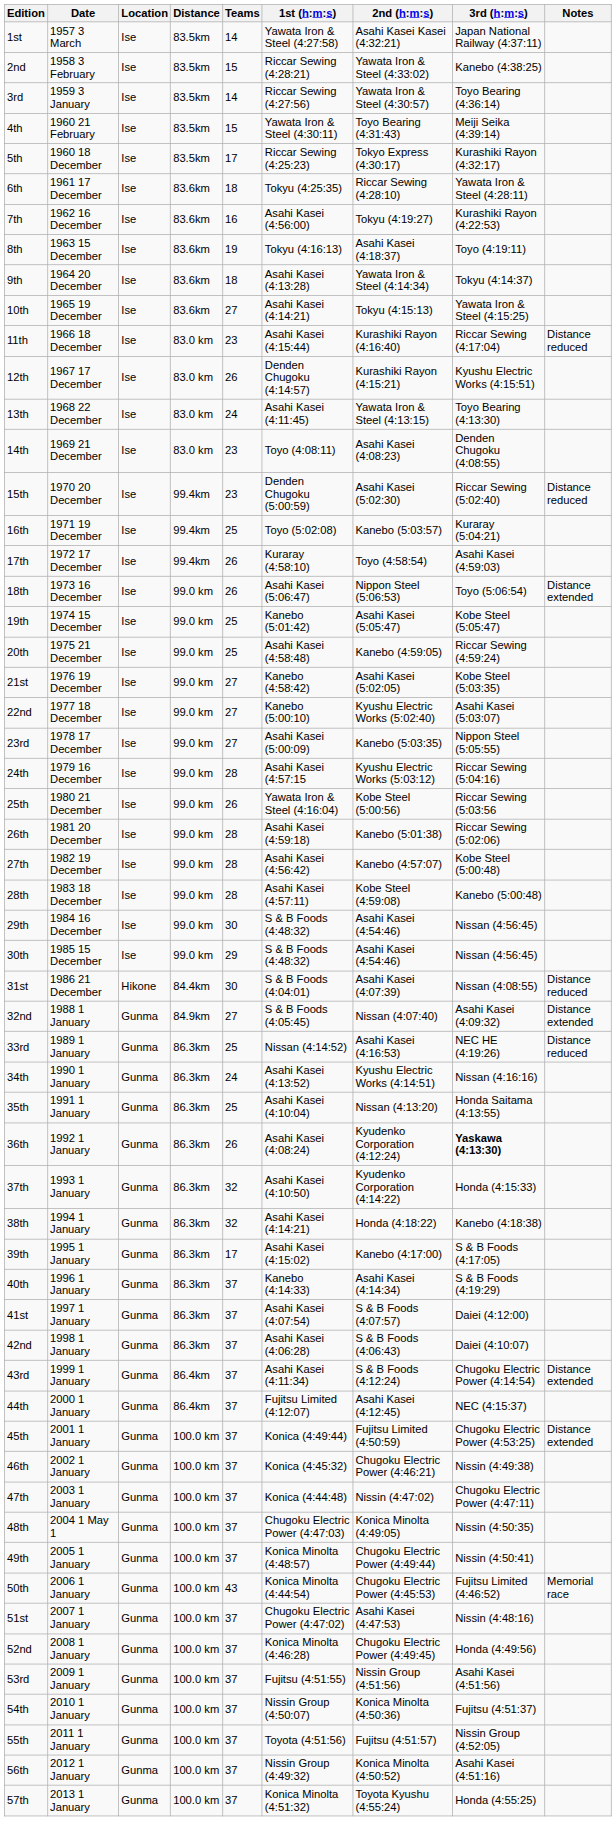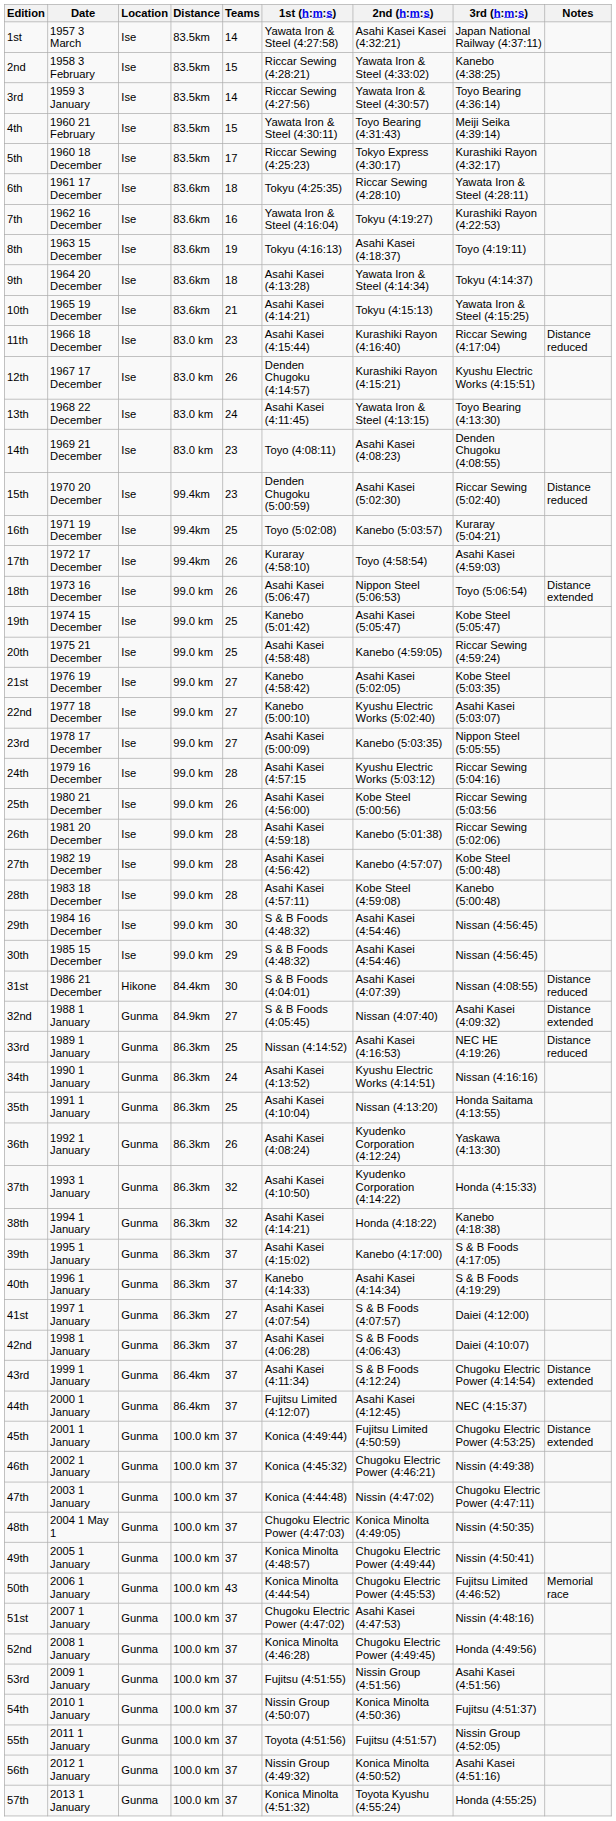(294, 219) Asahi Kasei (4:56:00) -> (302, 219) Yawata Iron & Steel (4:16:04)
(231, 310) 27 -> (231, 310) 21
(302, 803) Yawata Iron & Steel (4:16:04) -> (294, 803) Asahi Kasei (4:56:00)
(479, 1144) bold -> (478, 1144) normal
(231, 1254) 17 -> (231, 1254) 37
(231, 1314) 37 -> (231, 1314) 27
